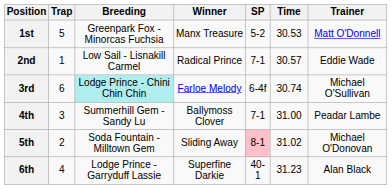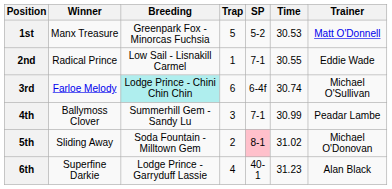columns swapped: (210, 12) <-> (62, 12)
(289, 61) 30.57 -> (289, 61) 30.55
(289, 116) 31.00 -> (289, 116) 30.99
